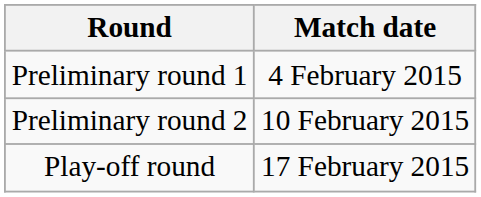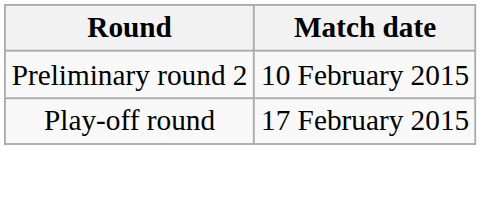- row: (130, 74)
